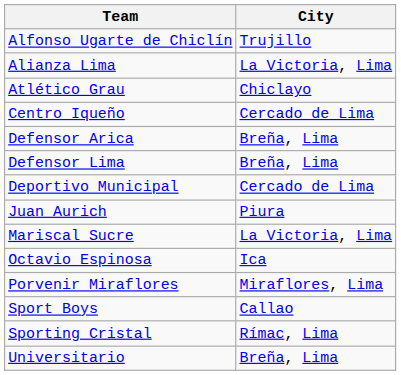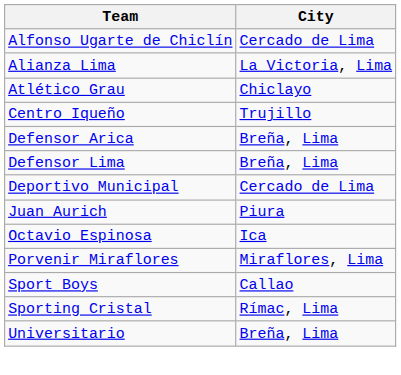(275, 41) Trujillo -> (307, 41) Cercado de Lima
(307, 114) Cercado de Lima -> (275, 114) Trujillo
- row: (71, 236)
